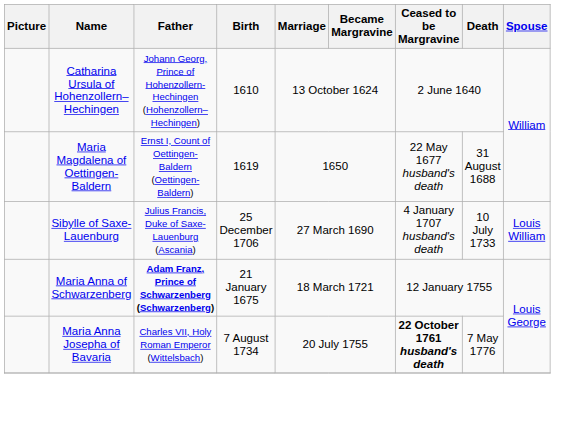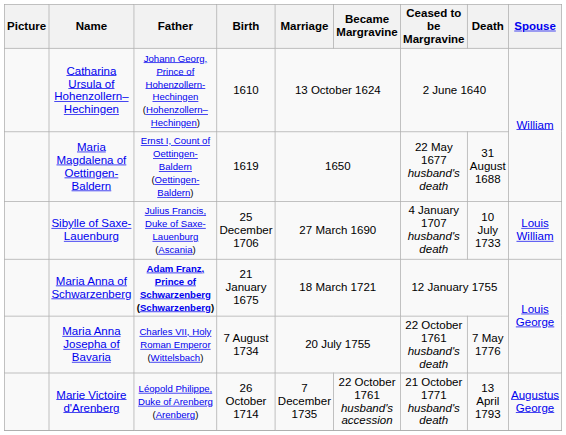(429, 344) bold -> (434, 344) normal
+ row: (91, 401)
